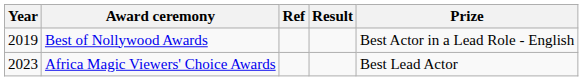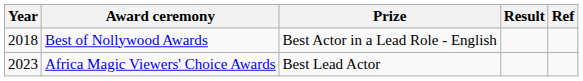columns swapped: (467, 16) <-> (294, 16)
(23, 40) 2019 -> (23, 40) 2018
